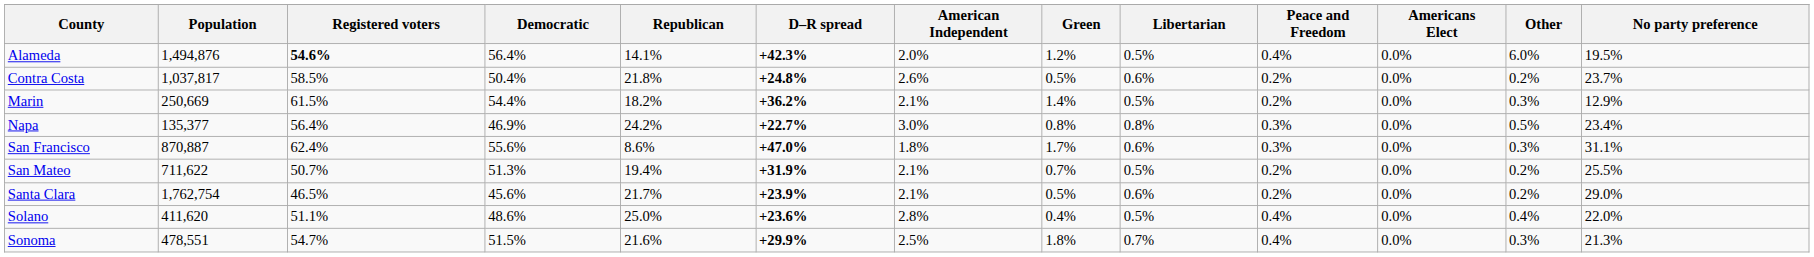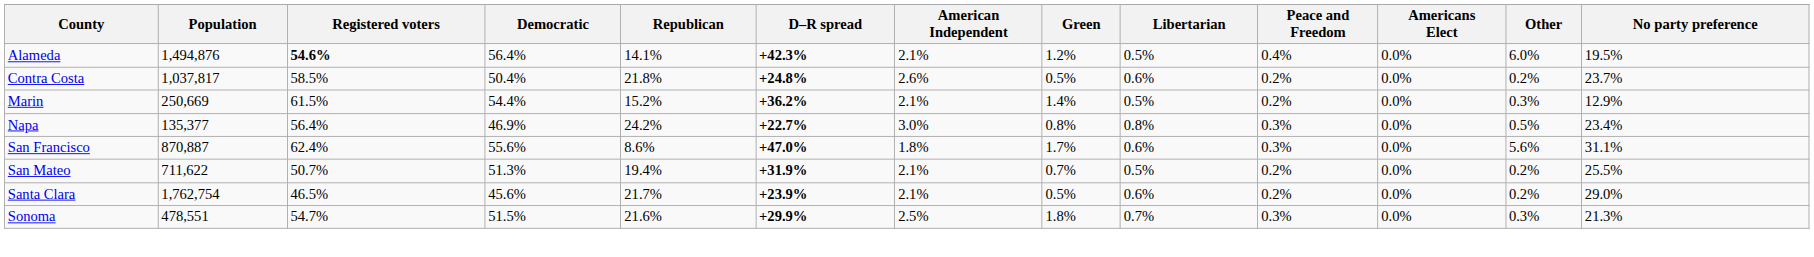(913, 55) 2.0% -> (913, 55) 2.1%
(643, 101) 18.2% -> (643, 101) 15.2%
(1524, 147) 0.3% -> (1524, 147) 5.6%
- row: (28, 217)
(1276, 240) 0.4% -> (1276, 217) 0.3%
